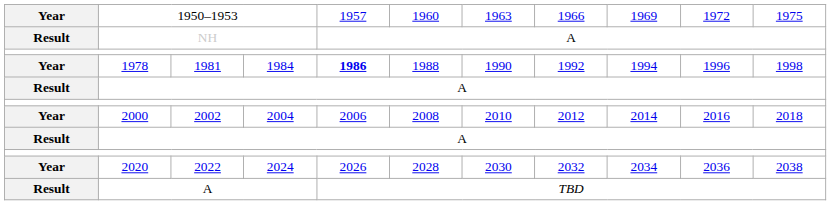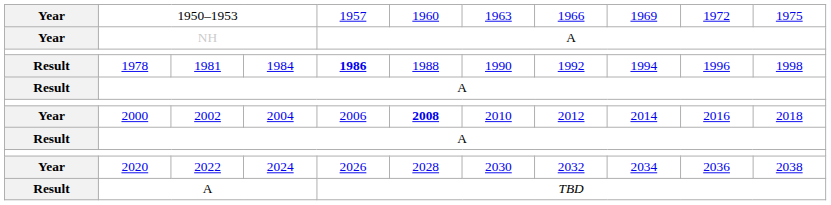(51, 38) Result -> (51, 38) Year
(51, 66) Year -> (51, 66) Result
(426, 116) normal -> (426, 116) bold
